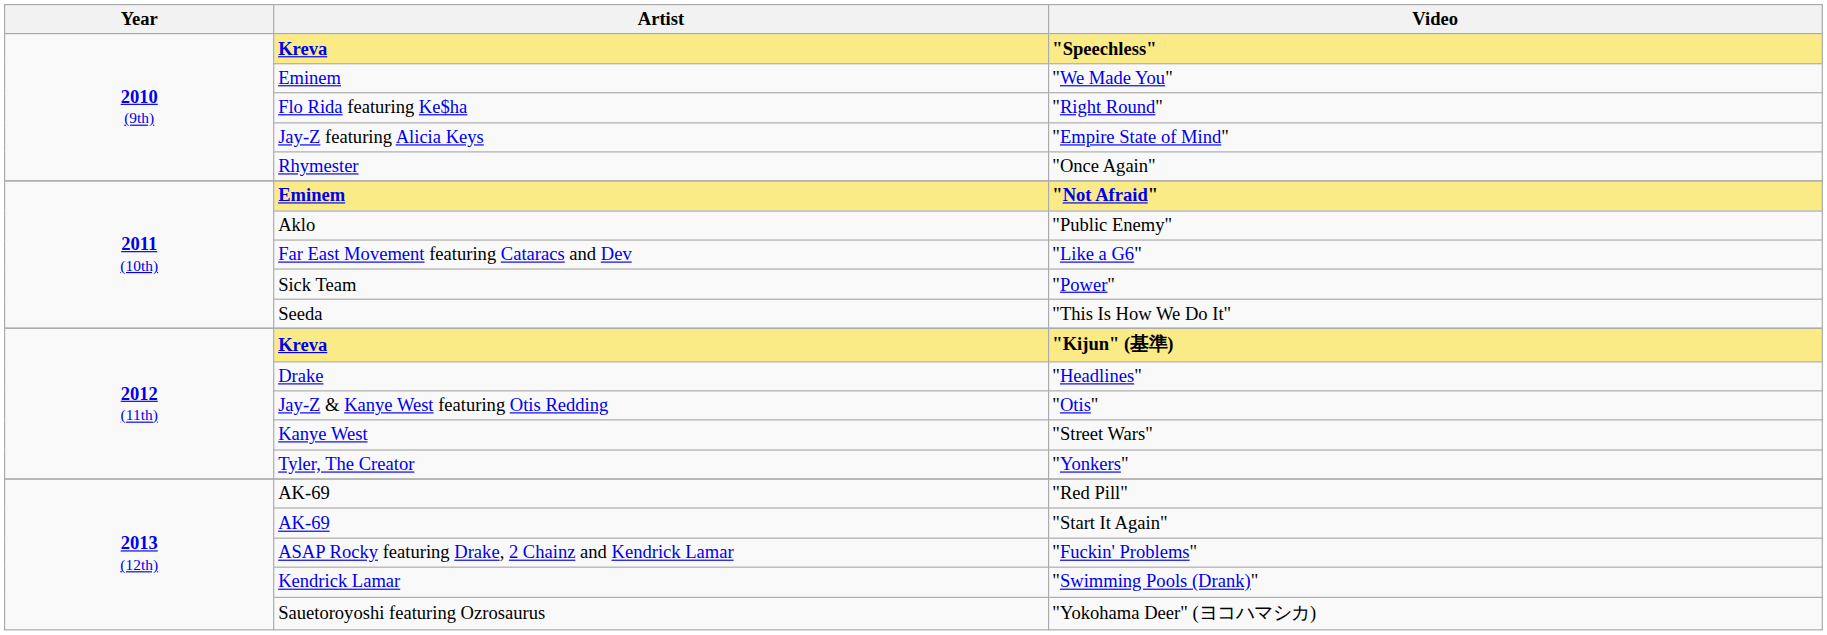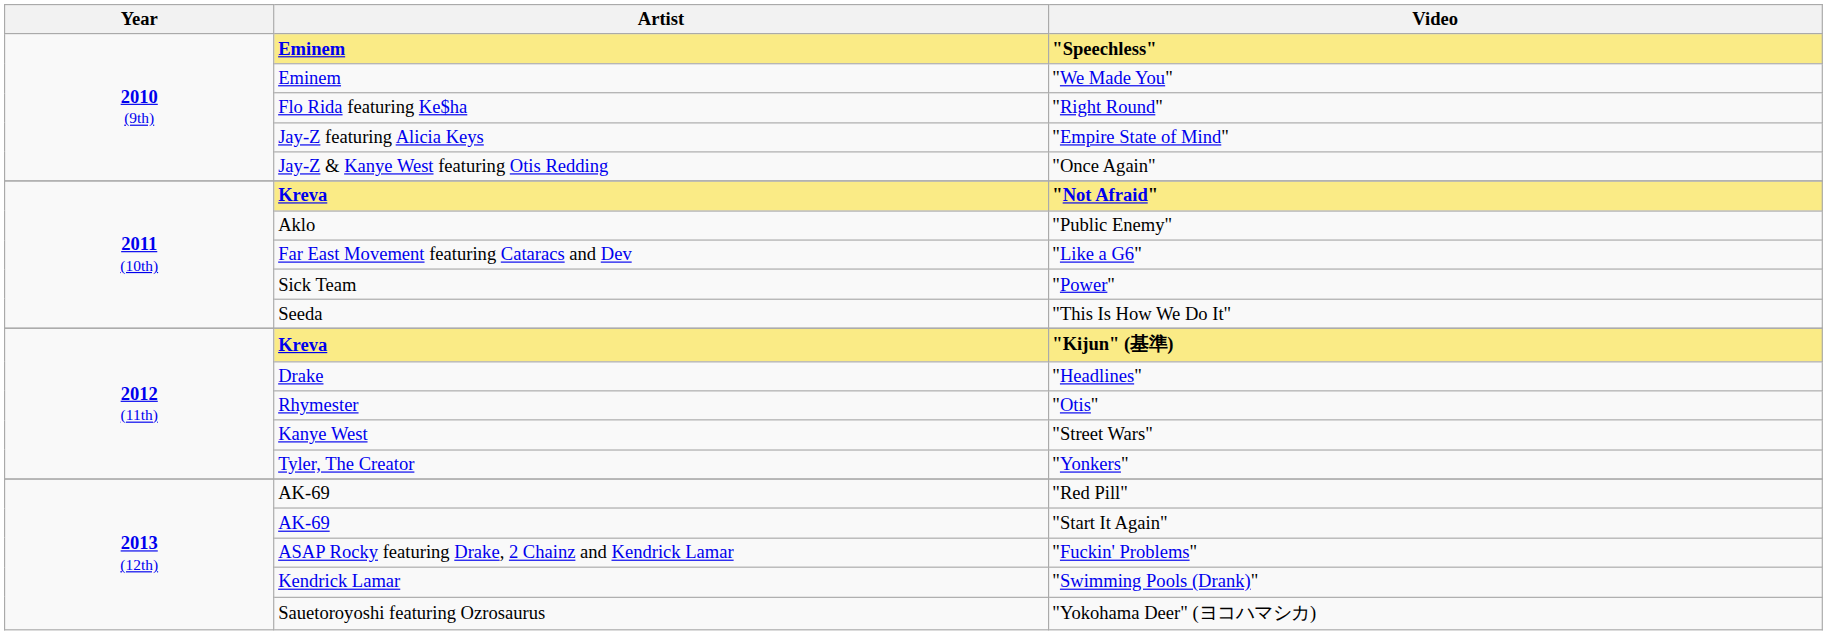(303, 48) Kreva -> (312, 48) Eminem
(318, 166) Rhymester -> (443, 166) Jay-Z & Kanye West featuring Otis Redding
(312, 195) Eminem -> (303, 195) Kreva
(443, 405) Jay-Z & Kanye West featuring Otis Redding -> (318, 405) Rhymester
